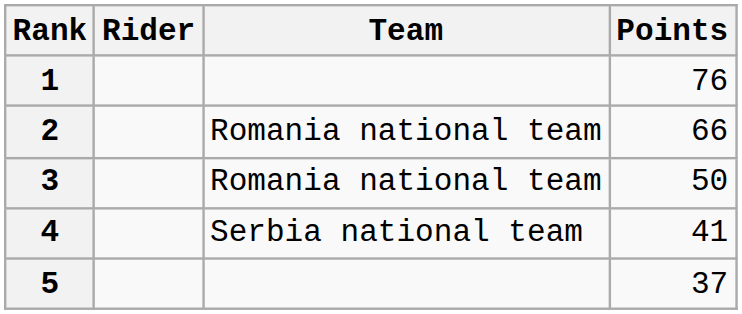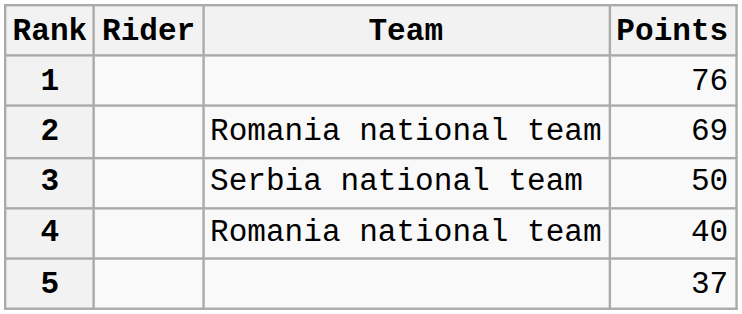(710, 132) 66 -> (710, 132) 69
(406, 182) Romania national team -> (396, 182) Serbia national team
(396, 233) Serbia national team -> (406, 233) Romania national team
(710, 233) 41 -> (710, 233) 40
